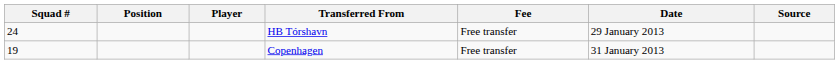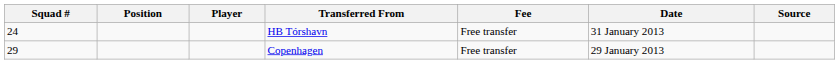(627, 32) 29 January 2013 -> (627, 32) 31 January 2013
(12, 50) 19 -> (12, 50) 29
(627, 50) 31 January 2013 -> (627, 50) 29 January 2013
